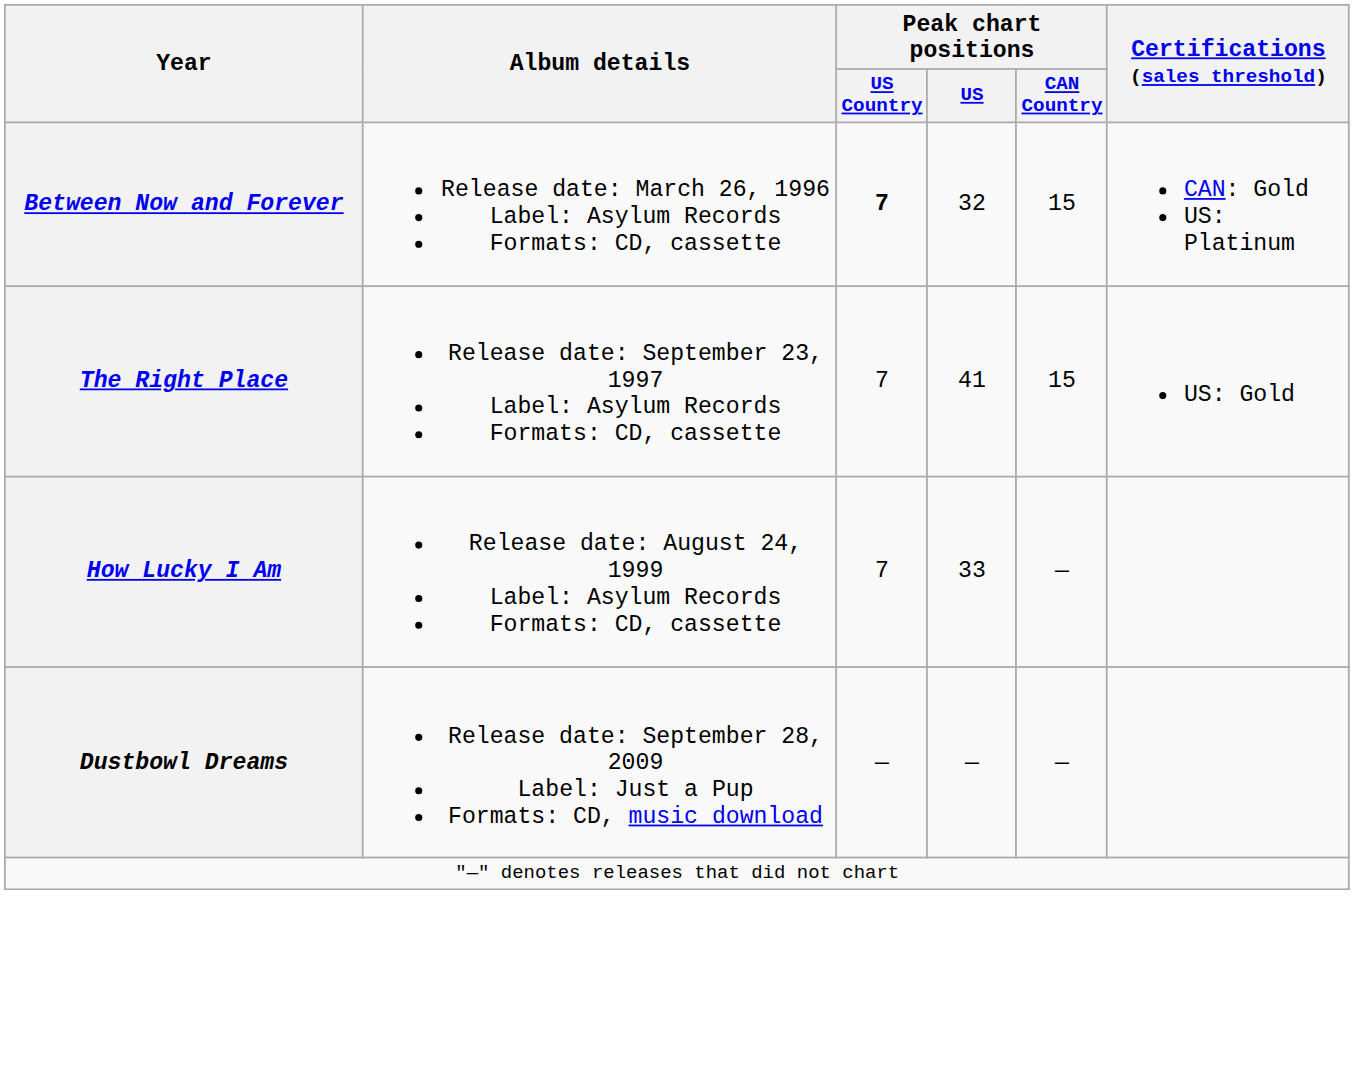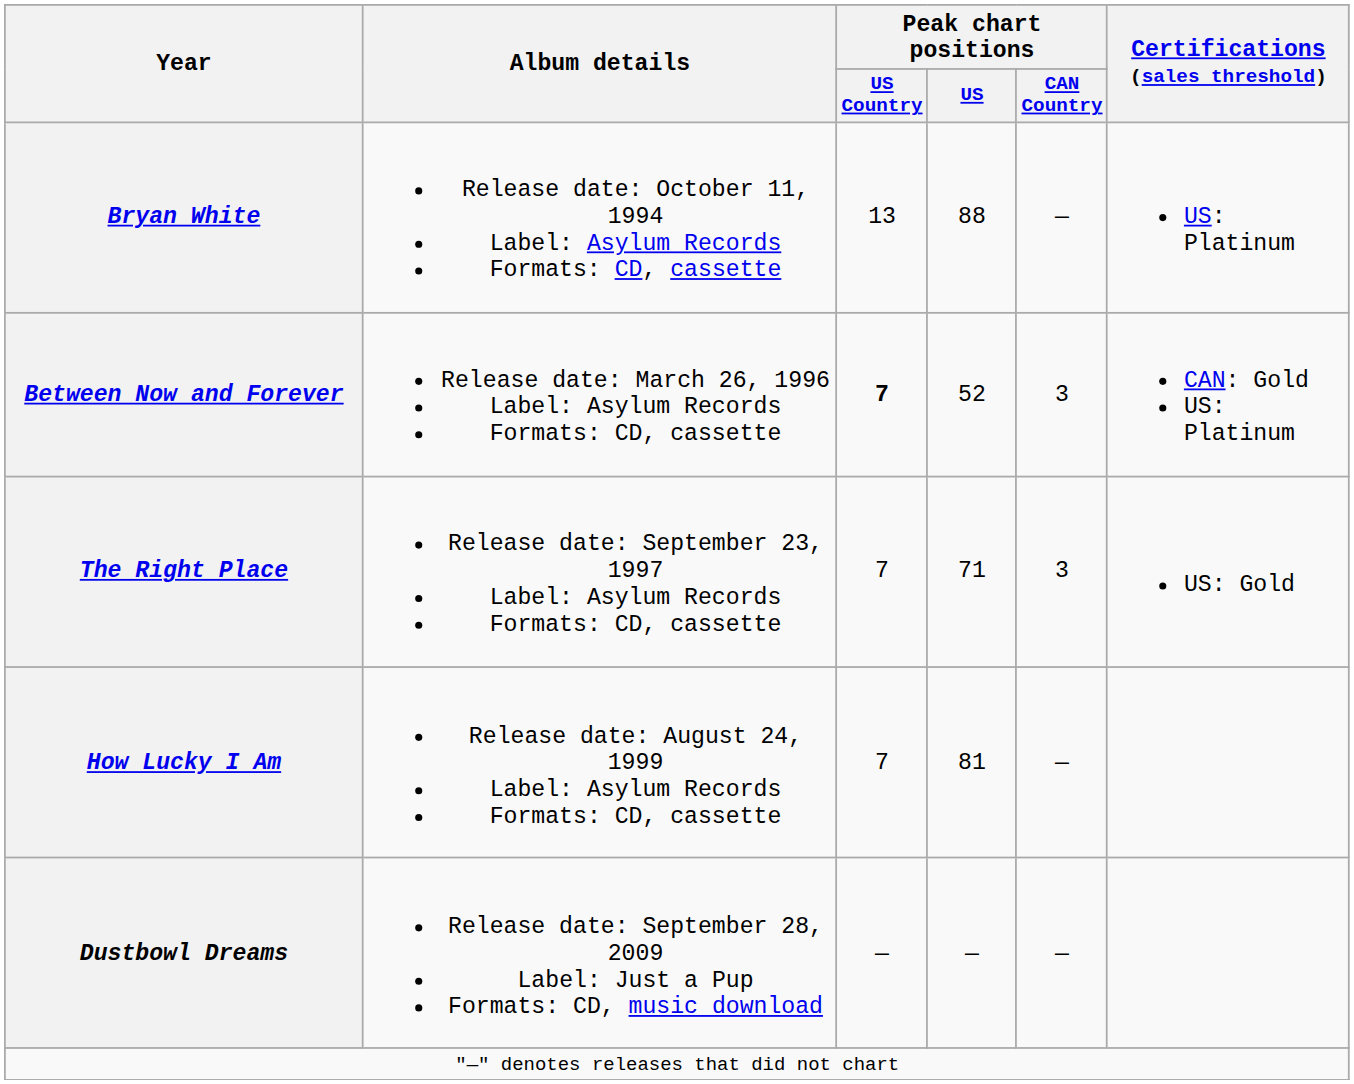+ row: (184, 217)
(972, 204) 32 -> (972, 394) 52
(1062, 204) 15 -> (1062, 394) 3
(972, 381) 41 -> (972, 572) 71
(1062, 381) 15 -> (1062, 572) 3
(972, 572) 33 -> (972, 763) 81
